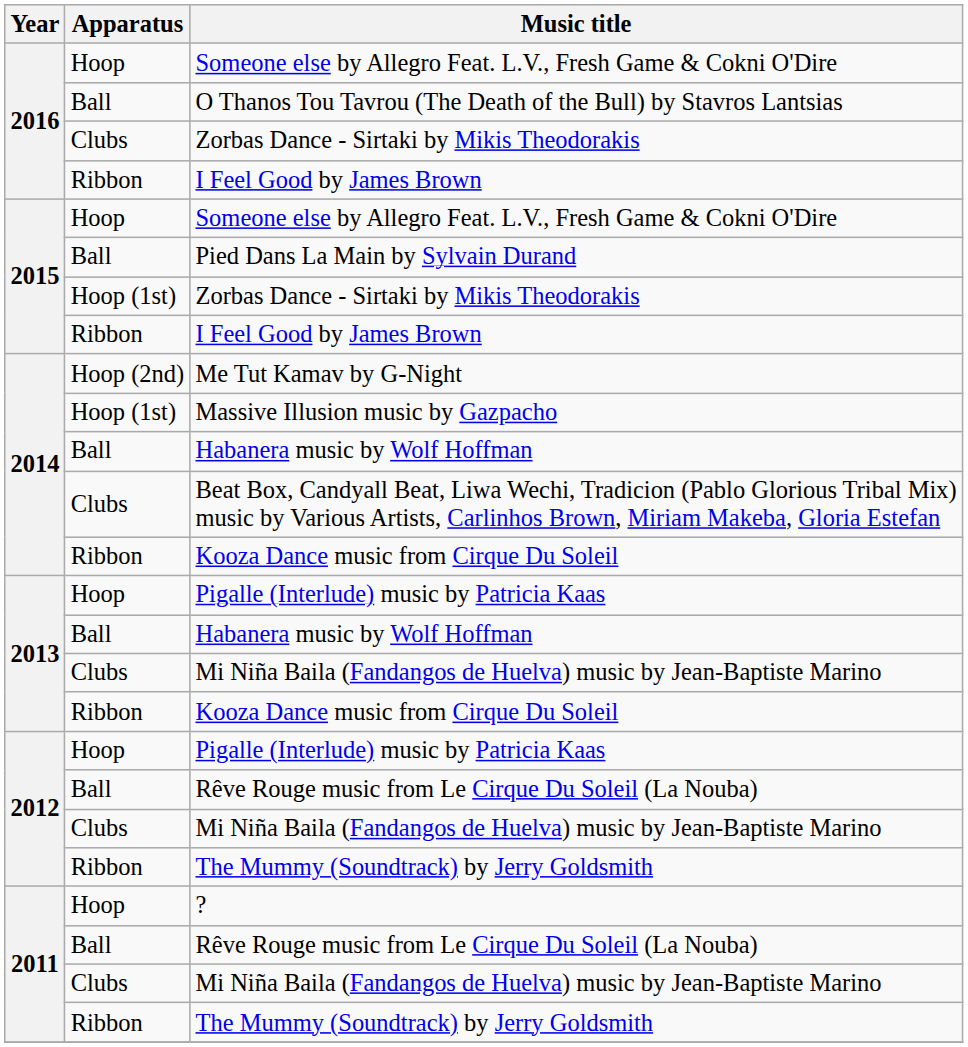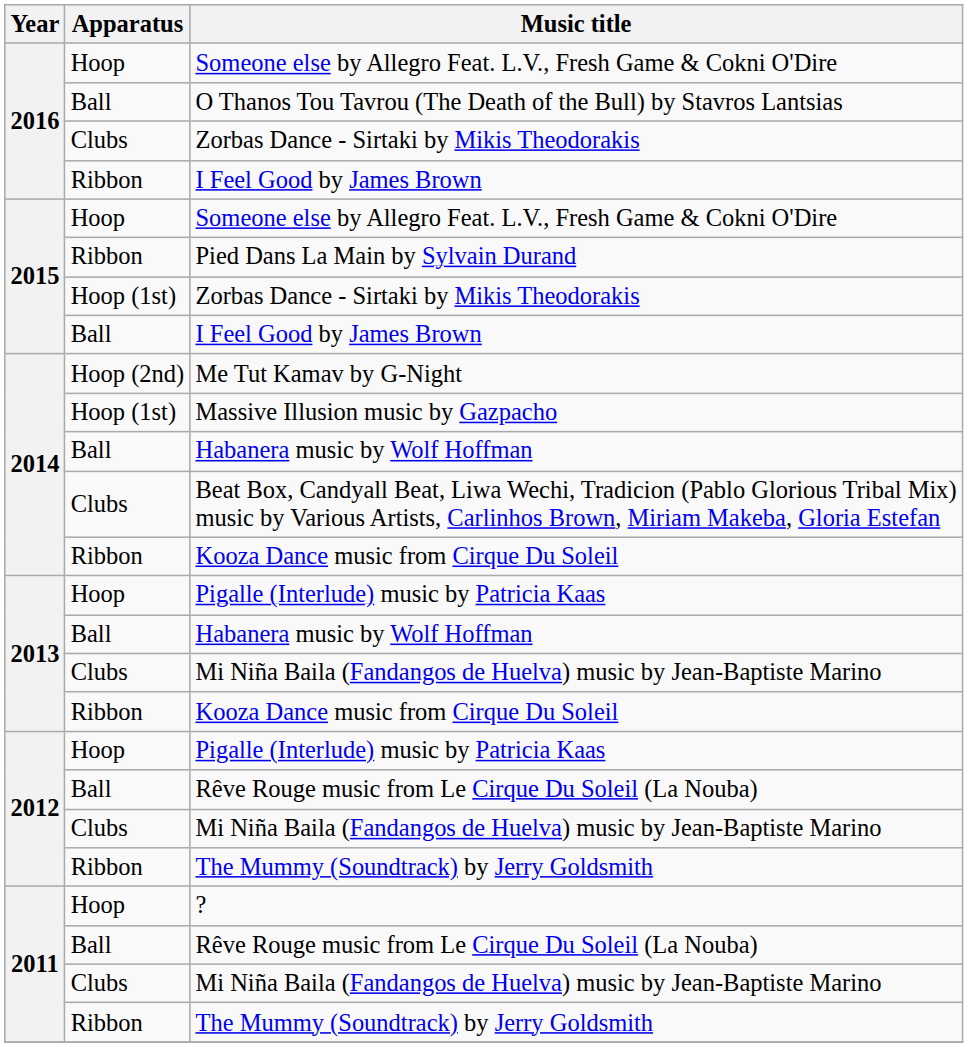(91, 256) Ball -> (107, 256) Ribbon
(107, 334) Ribbon -> (91, 334) Ball
